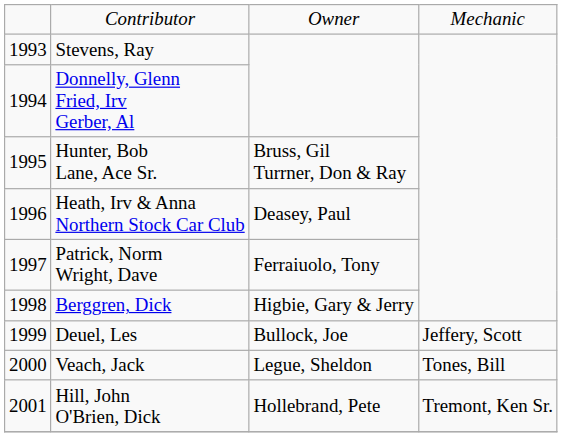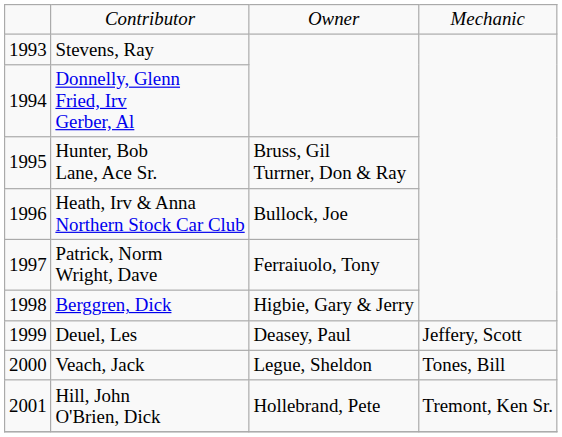(302, 213) Deasey, Paul -> (301, 213) Bullock, Joe
(301, 335) Bullock, Joe -> (302, 335) Deasey, Paul
